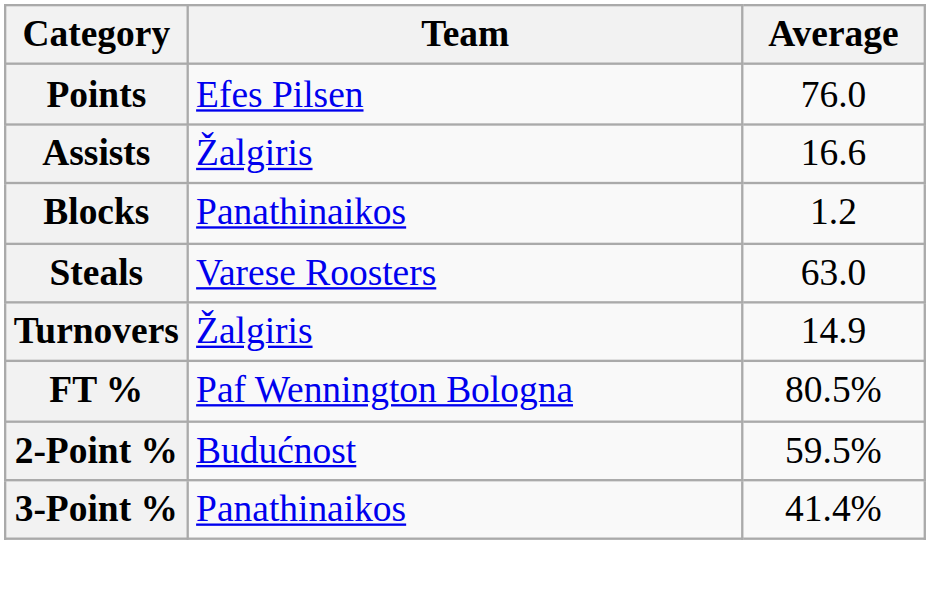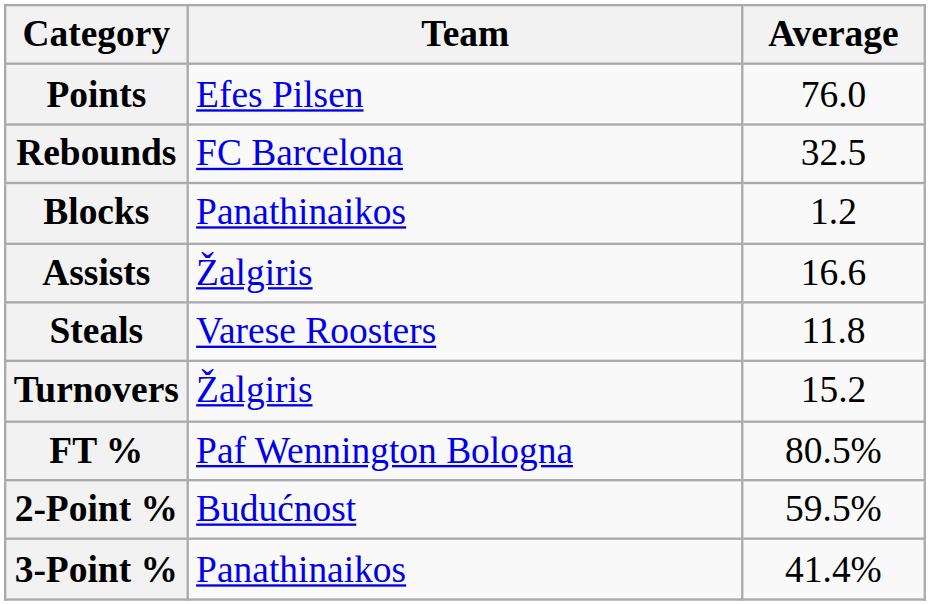+ row: (96, 152)
rows swapped: (96, 152) <-> (96, 212)
(833, 271) 63.0 -> (833, 331) 11.8
(833, 331) 14.9 -> (833, 390) 15.2
